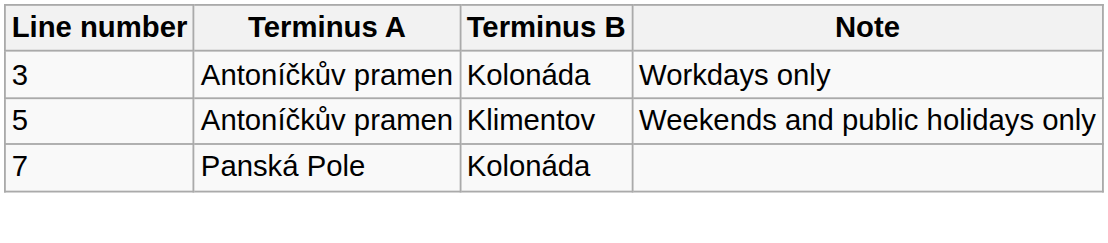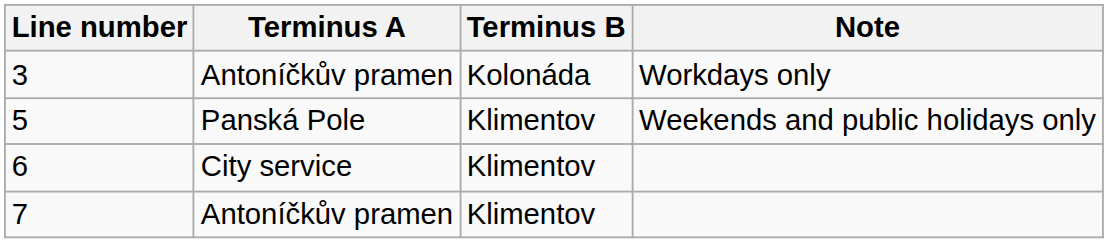(327, 120) Antoníčkův pramen -> (283, 120) Panská Pole
+ row: (20, 167)
(283, 167) Panská Pole -> (327, 213) Antoníčkův pramen
(529, 167) Kolonáda -> (531, 213) Klimentov
